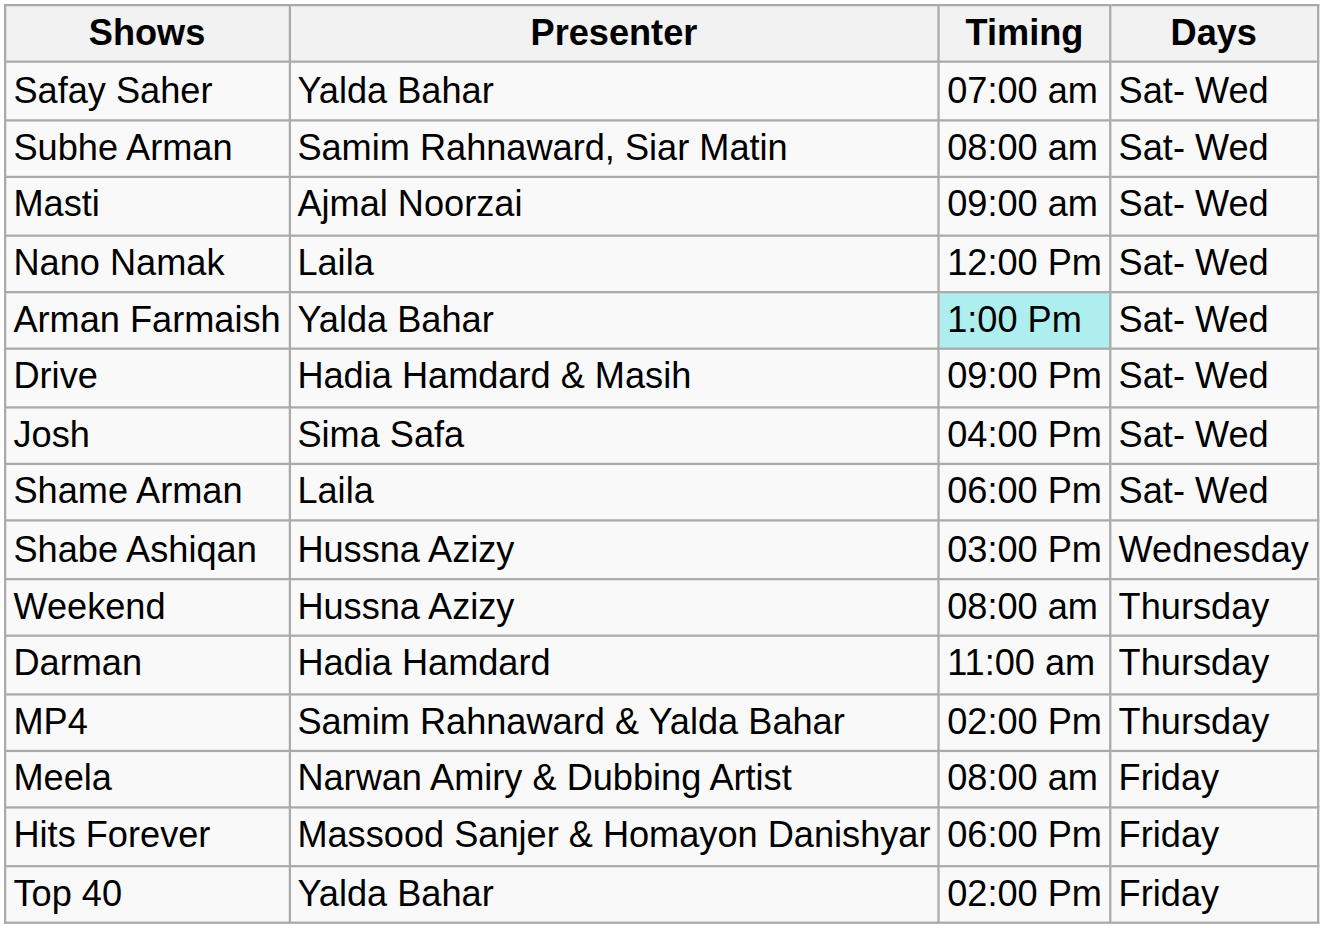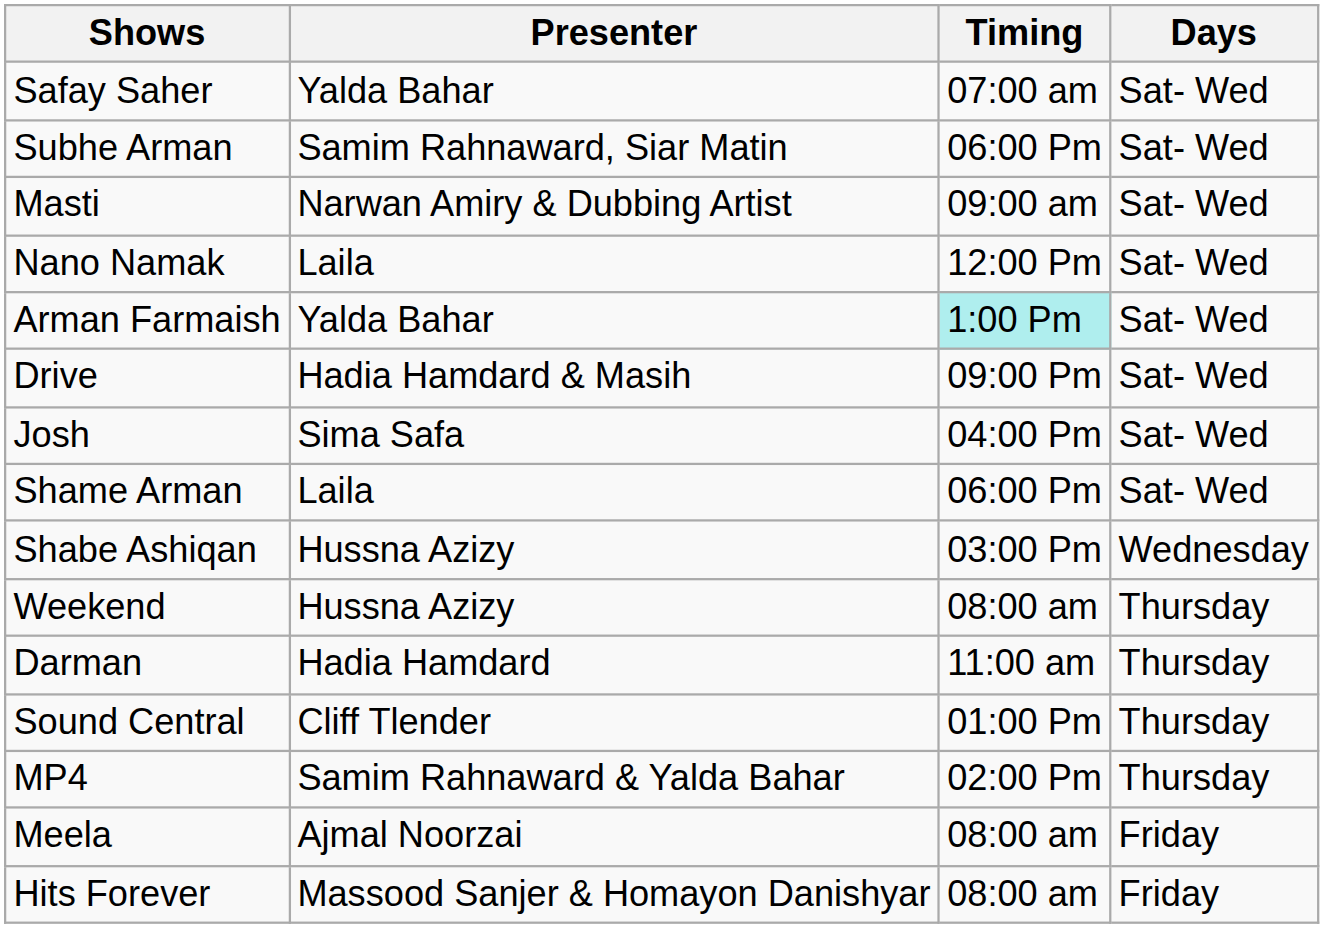(1023, 147) 08:00 am -> (1025, 147) 06:00 Pm
(410, 205) Ajmal Noorzai -> (545, 205) Narwan Amiry & Dubbing Artist
+ row: (129, 721)
(545, 778) Narwan Amiry & Dubbing Artist -> (410, 836) Ajmal Noorzai
(1025, 836) 06:00 Pm -> (1023, 893) 08:00 am
- row: (68, 893)
